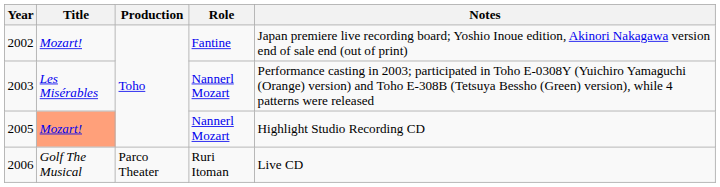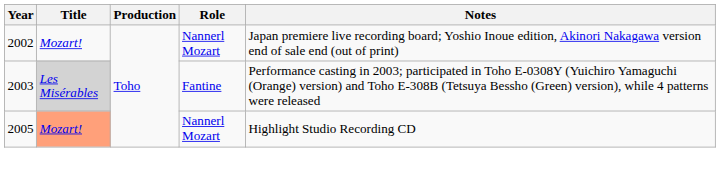(211, 43) Fantine -> (203, 43) Nannerl Mozart
(69, 86) no background -> (69, 86) lightgrey background
(213, 86) Nannerl Mozart -> (202, 86) Fantine
- row: (21, 164)
